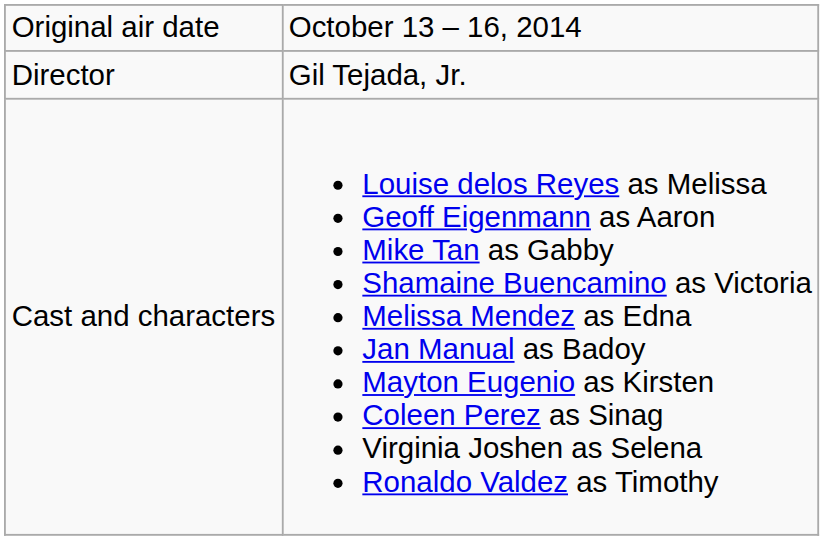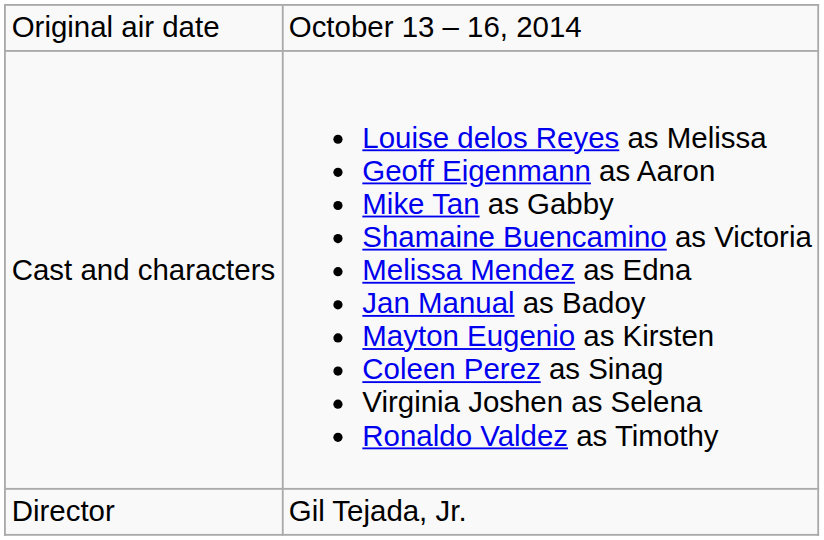rows swapped: (63, 74) <-> (143, 316)
